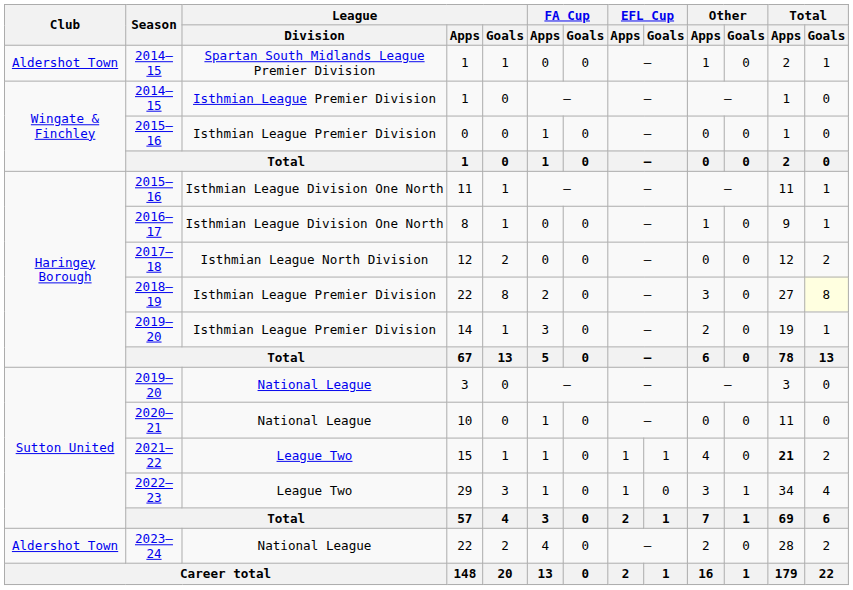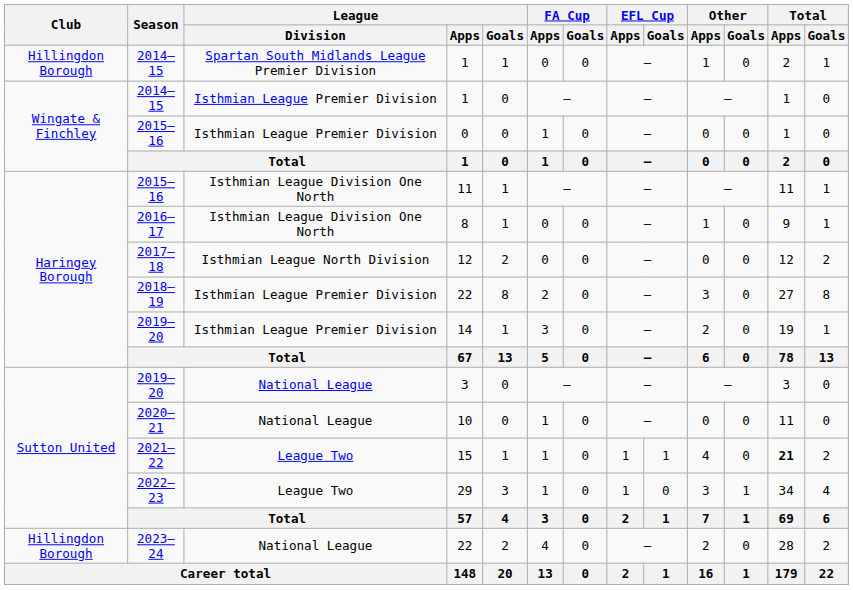(65, 63) Aldershot Town -> (66, 63) Hillingdon Borough
(826, 294) lightyellow background -> (826, 294) no background
(65, 546) Aldershot Town -> (66, 546) Hillingdon Borough
